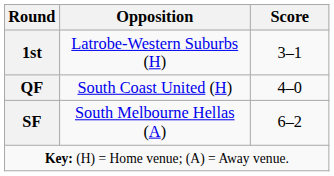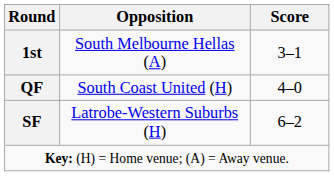(155, 52) Latrobe-Western Suburbs (H) -> (155, 52) South Melbourne Hellas (A)
(155, 122) South Melbourne Hellas (A) -> (155, 122) Latrobe-Western Suburbs (H)
